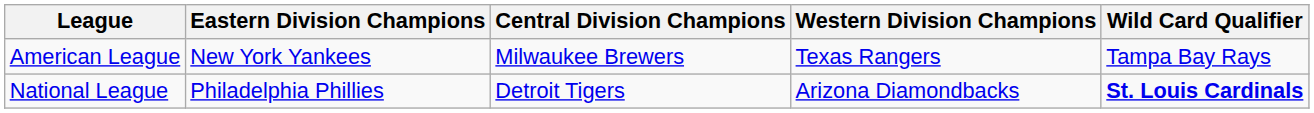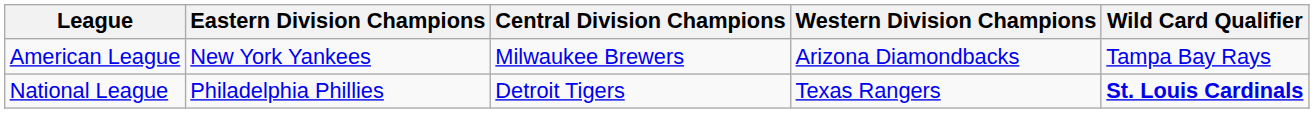(868, 56) Texas Rangers -> (907, 56) Arizona Diamondbacks
(907, 90) Arizona Diamondbacks -> (868, 90) Texas Rangers
